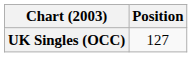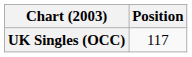(158, 39) 127 -> (158, 39) 117
